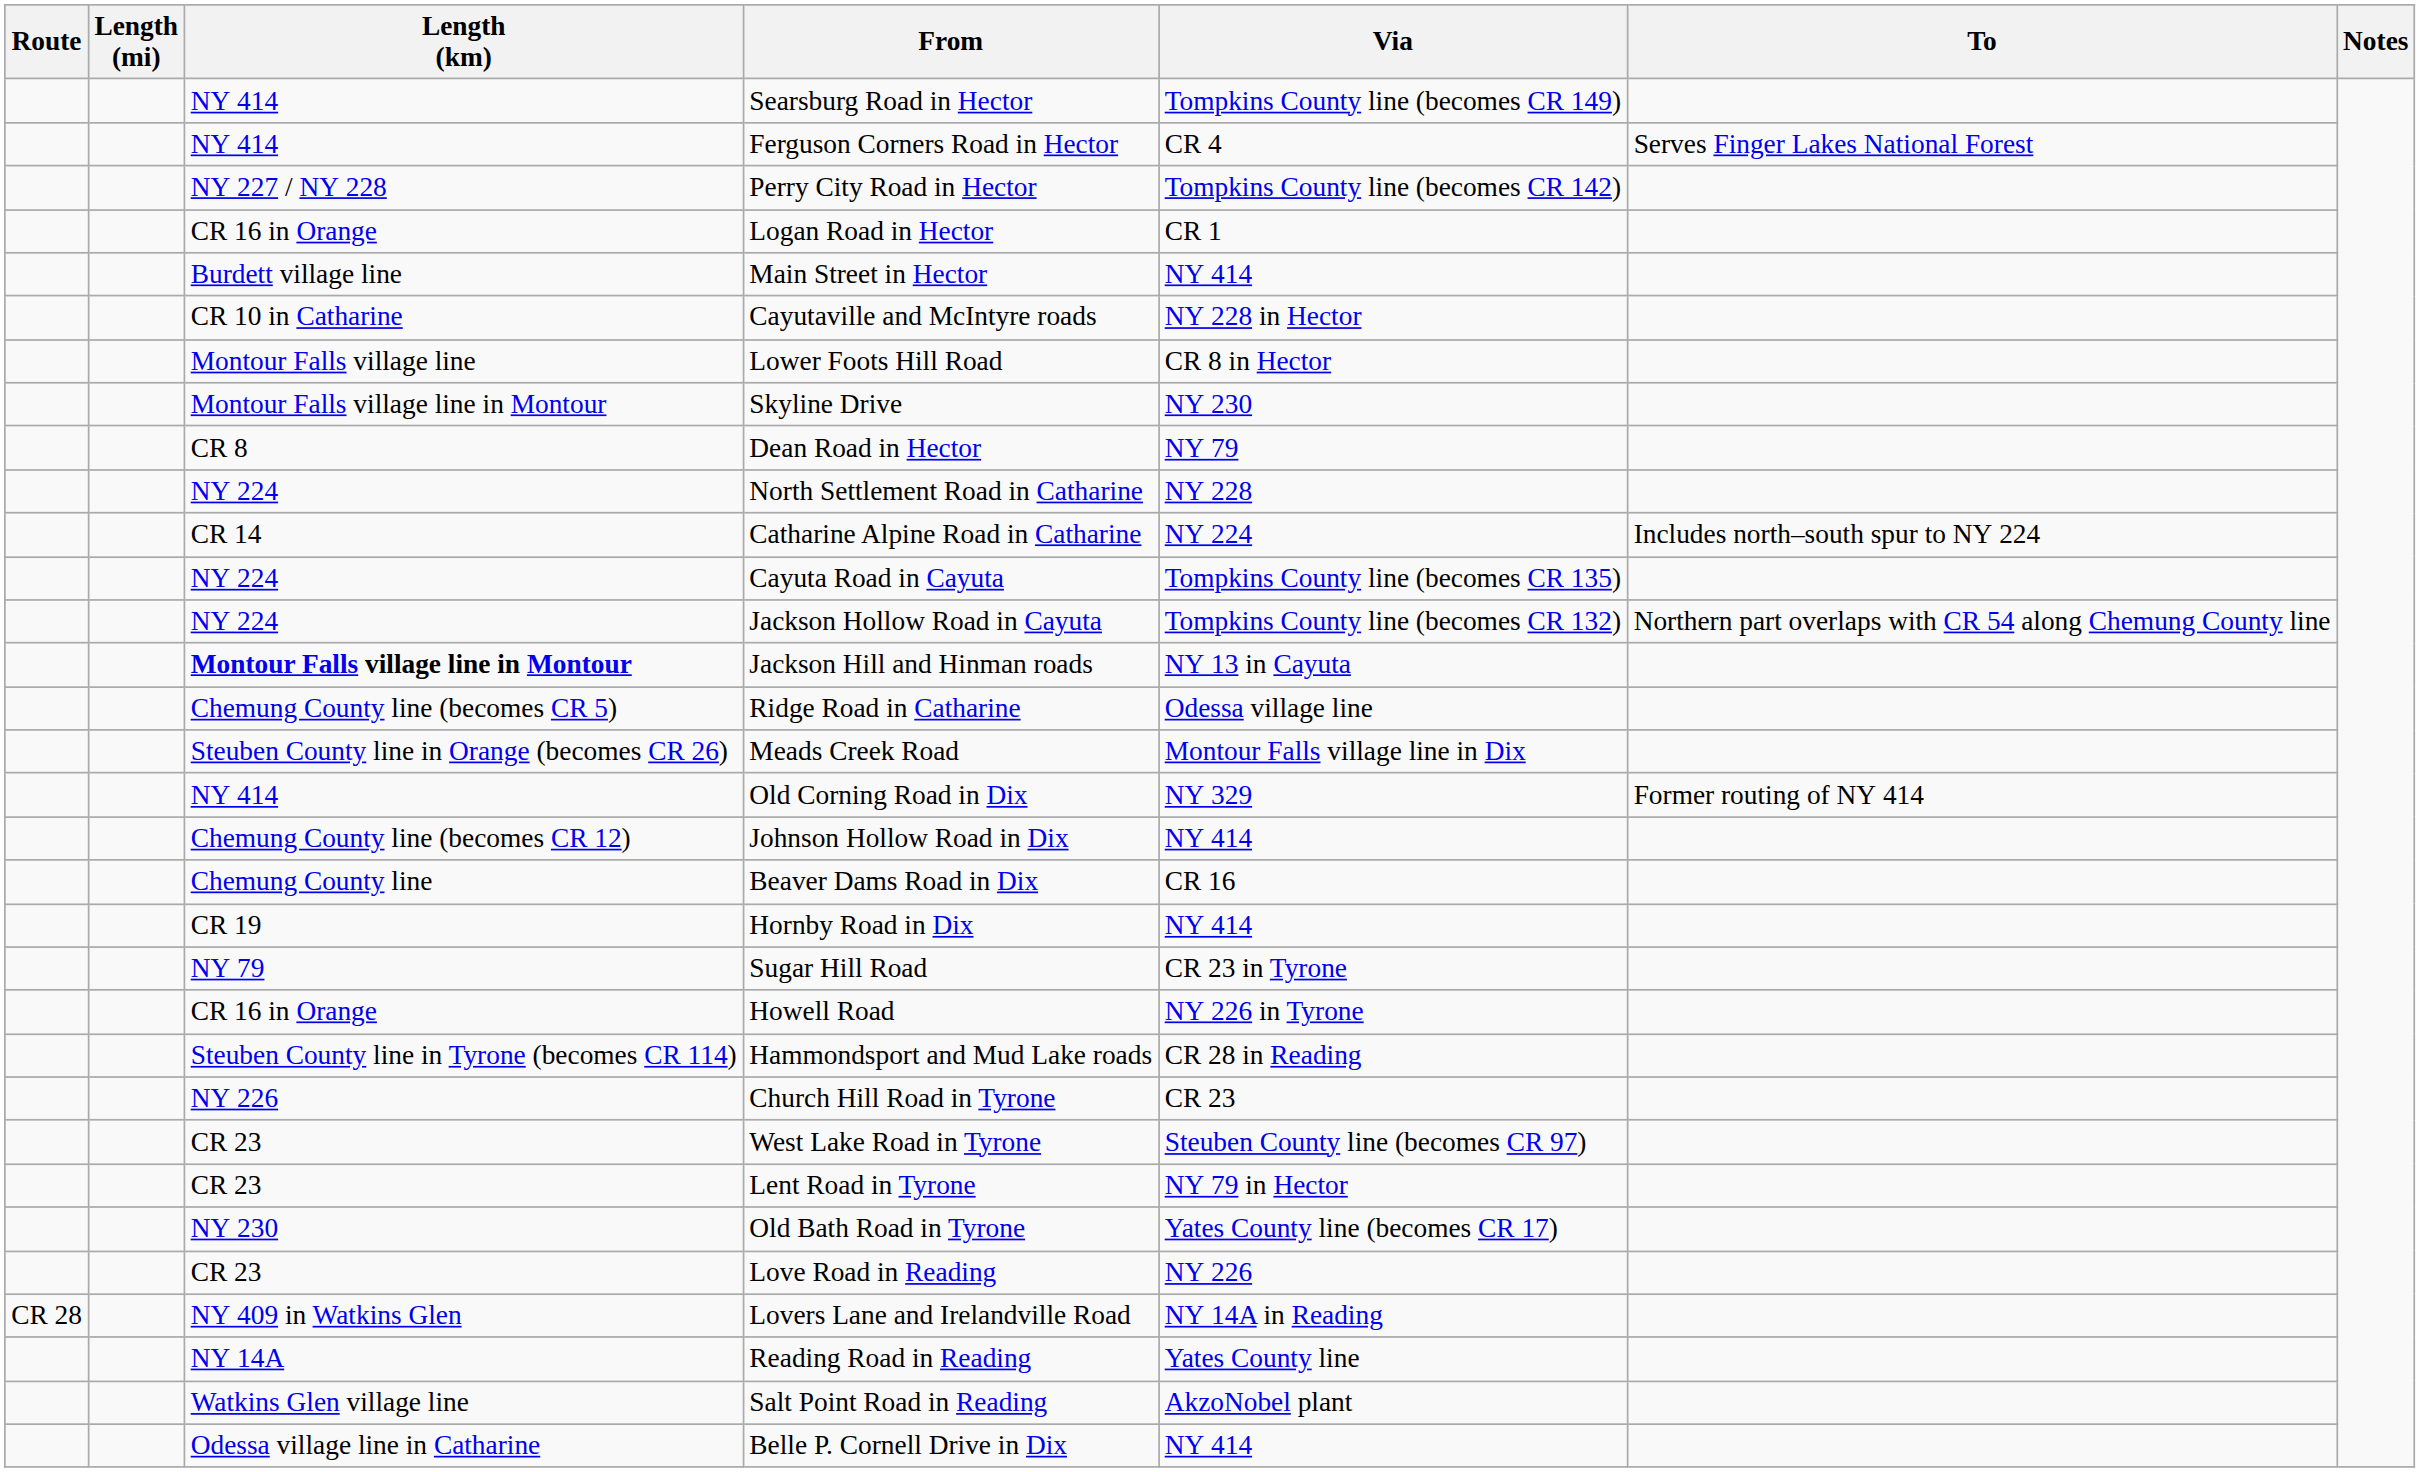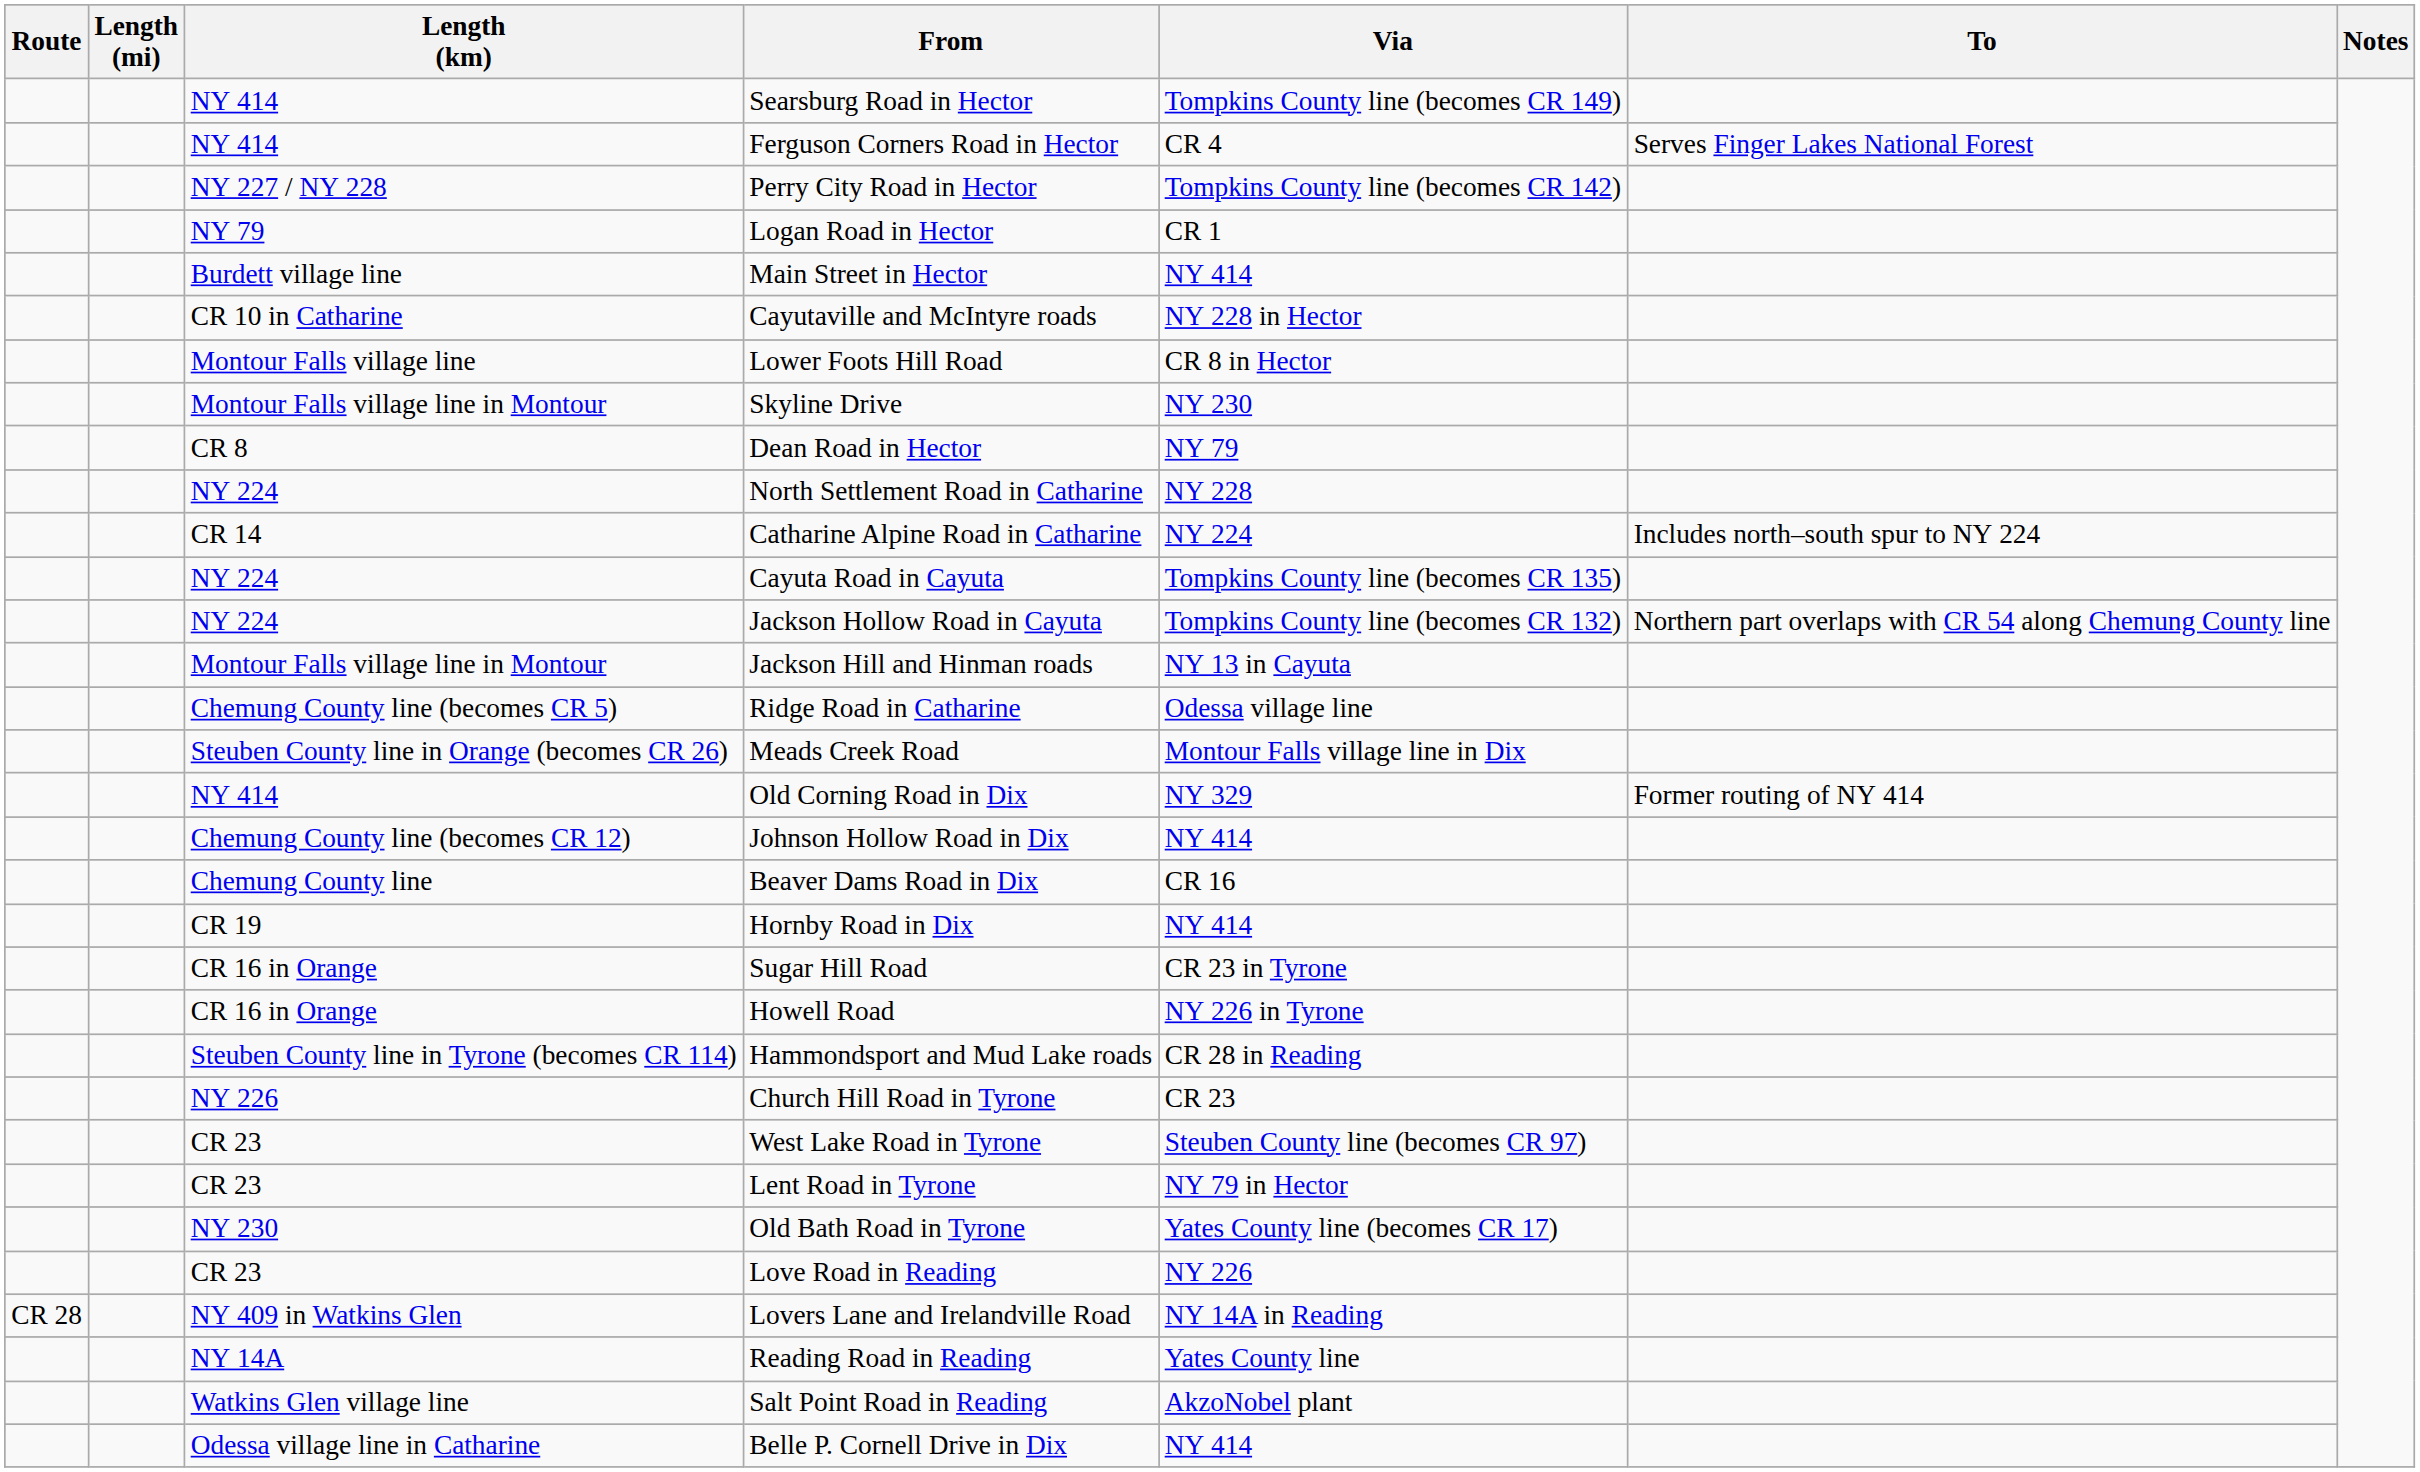(284, 230) CR 16 in Orange -> (228, 230) NY 79
(411, 664) bold -> (399, 664) normal
(228, 968) NY 79 -> (284, 968) CR 16 in Orange
